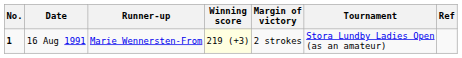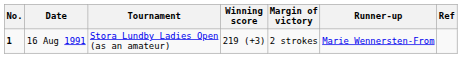columns swapped: (370, 17) <-> (146, 17)
(228, 41) lightyellow background -> (244, 41) no background
